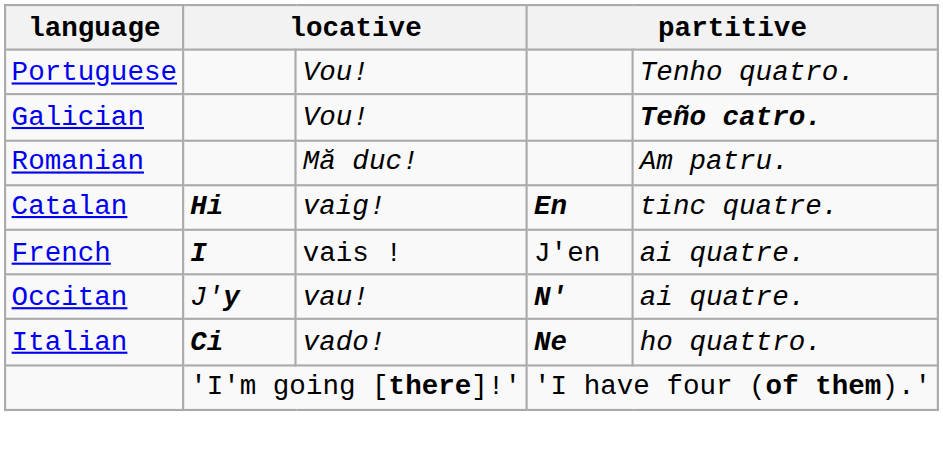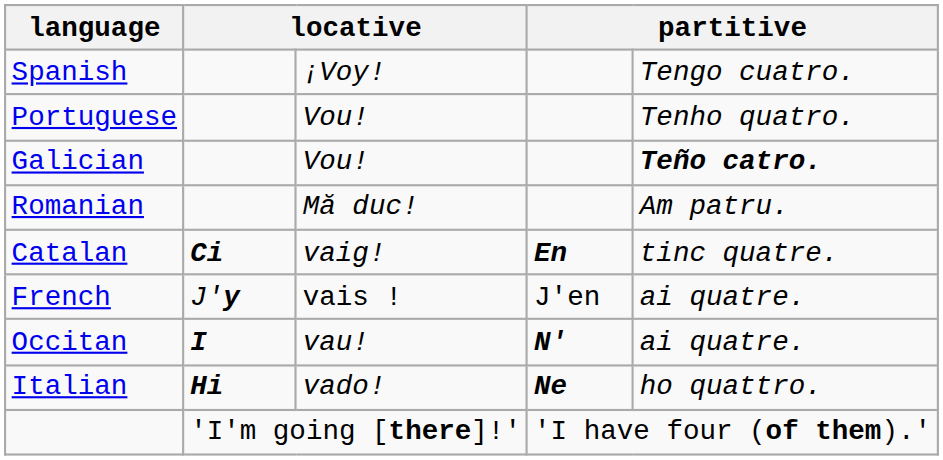+ row: (70, 72)
(207, 207) Hi -> (207, 252) Ci
(198, 252) I -> (215, 297) J'y
(215, 297) J'y -> (198, 342) I
(207, 342) Ci -> (207, 387) Hi
